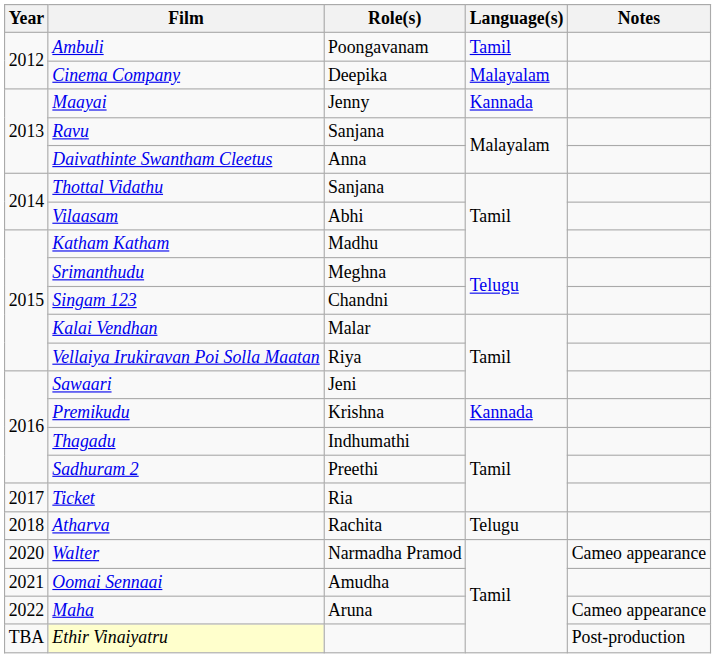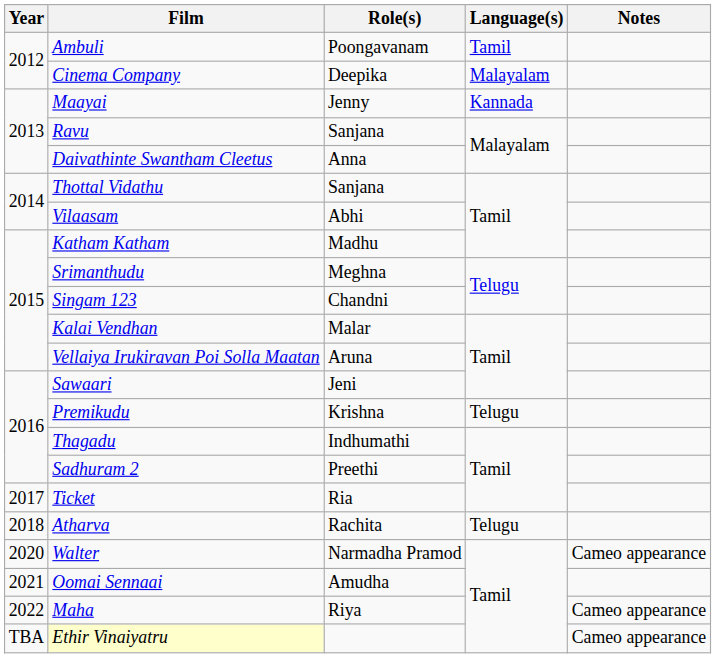(345, 356) Riya -> (350, 356) Aruna
(501, 412) Kannada -> (494, 412) Telugu
(350, 610) Aruna -> (345, 610) Riya
(628, 638) Post-production -> (639, 638) Cameo appearance
